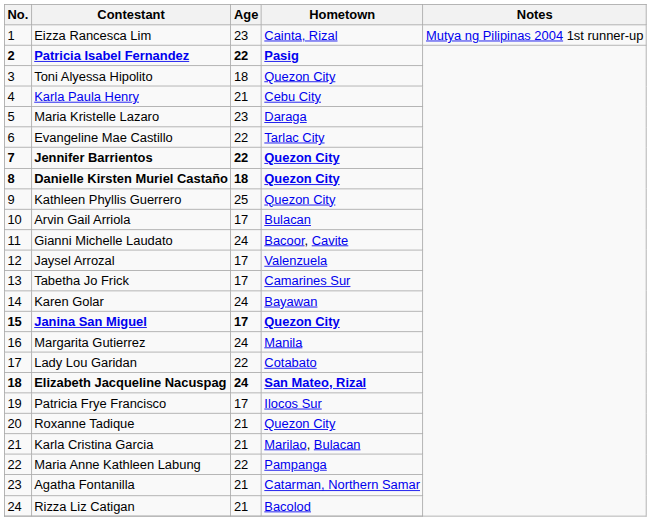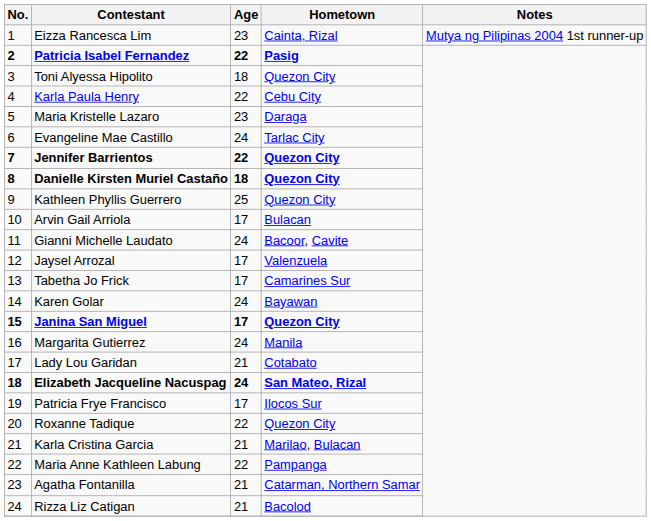(241, 97) 21 -> (241, 97) 22
(241, 138) 22 -> (241, 138) 24
(241, 363) 22 -> (241, 363) 21
(241, 424) 21 -> (241, 424) 22
